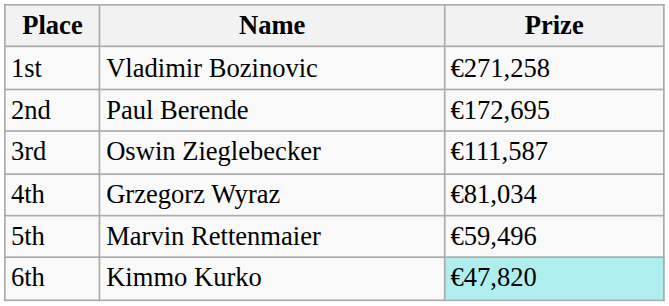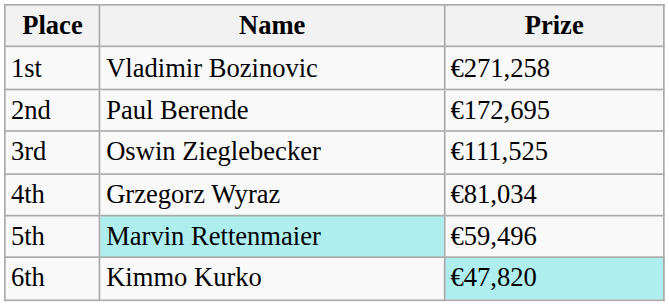(499, 151) €111,587 -> (499, 151) €111,525
(214, 236) no background -> (214, 236) paleturquoise background
